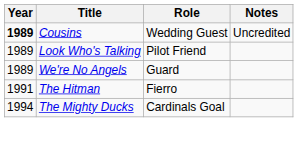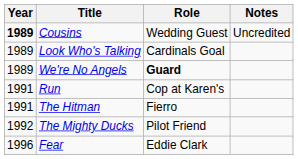(176, 51) Pilot Friend -> (185, 51) Cardinals Goal
(163, 70) normal -> (164, 70) bold
+ row: (50, 88)
(20, 107) 1994 -> (20, 126) 1992
(185, 107) Cardinals Goal -> (176, 126) Pilot Friend
+ row: (51, 145)
